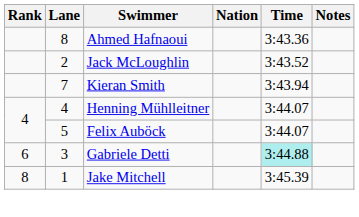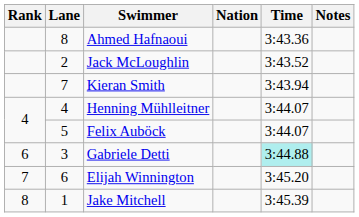+ row: (140, 177)
